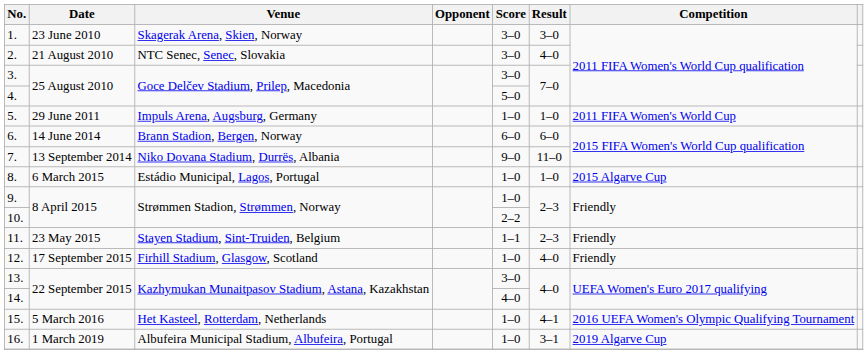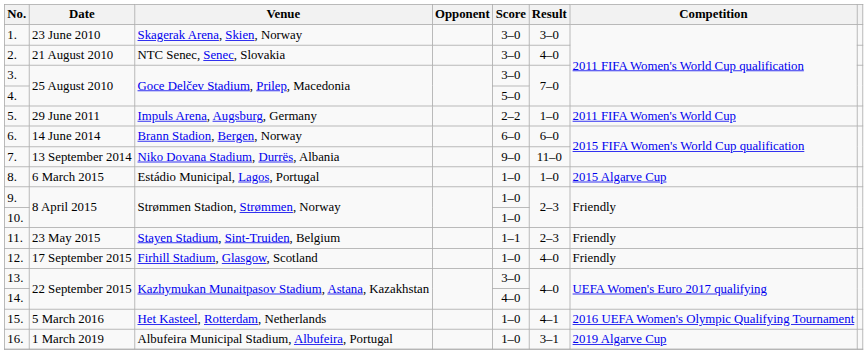(511, 116) 1–0 -> (511, 116) 2–2
(511, 217) 2–2 -> (511, 217) 1–0
